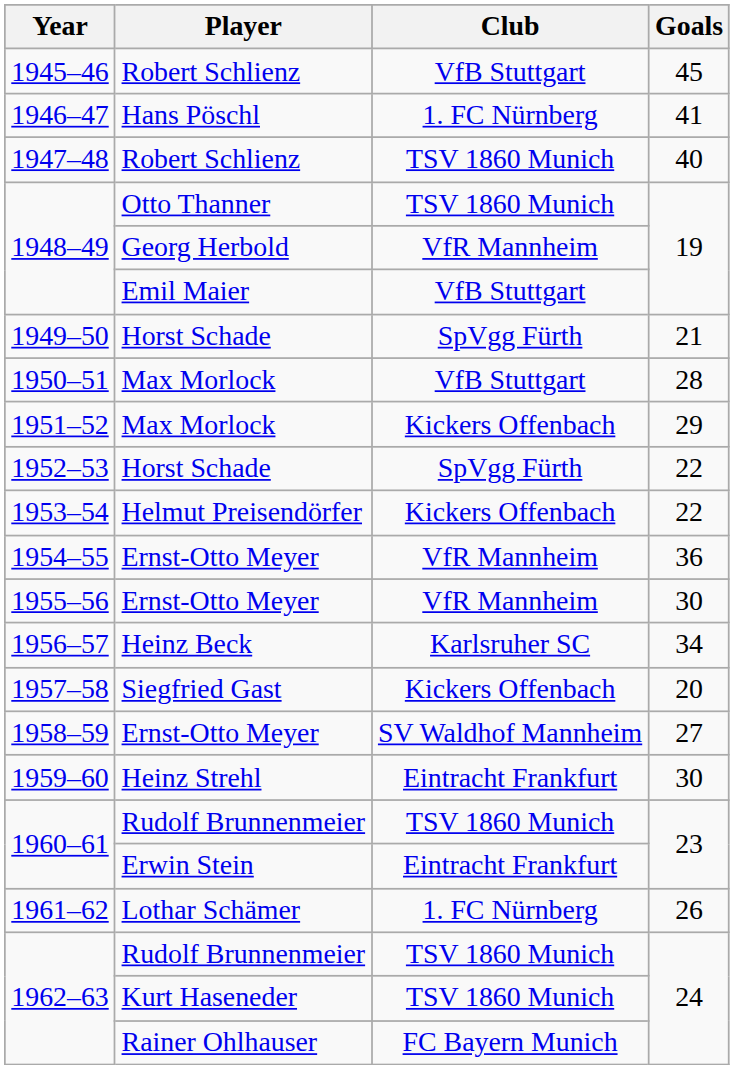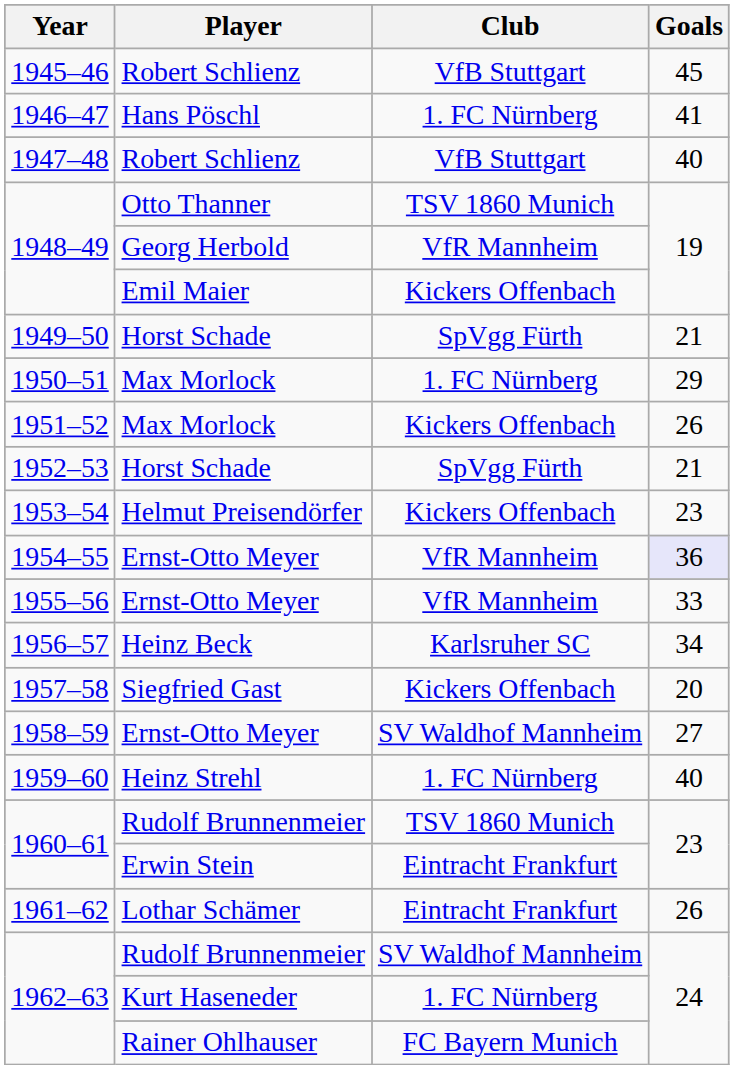(510, 159) TSV 1860 Munich -> (510, 159) VfB Stuttgart
(510, 291) VfB Stuttgart -> (510, 291) Kickers Offenbach
(510, 379) VfB Stuttgart -> (510, 379) 1. FC Nürnberg
(689, 379) 28 -> (689, 379) 29
(689, 423) 29 -> (689, 423) 26
(689, 468) 22 -> (689, 468) 21
(689, 512) 22 -> (689, 512) 23
(689, 556) no background -> (689, 556) lavender background
(689, 600) 30 -> (689, 600) 33
(510, 777) Eintracht Frankfurt -> (510, 777) 1. FC Nürnberg
(689, 777) 30 -> (689, 777) 40
(510, 909) 1. FC Nürnberg -> (510, 909) Eintracht Frankfurt
(510, 953) TSV 1860 Munich -> (510, 953) SV Waldhof Mannheim
(510, 997) TSV 1860 Munich -> (510, 997) 1. FC Nürnberg
